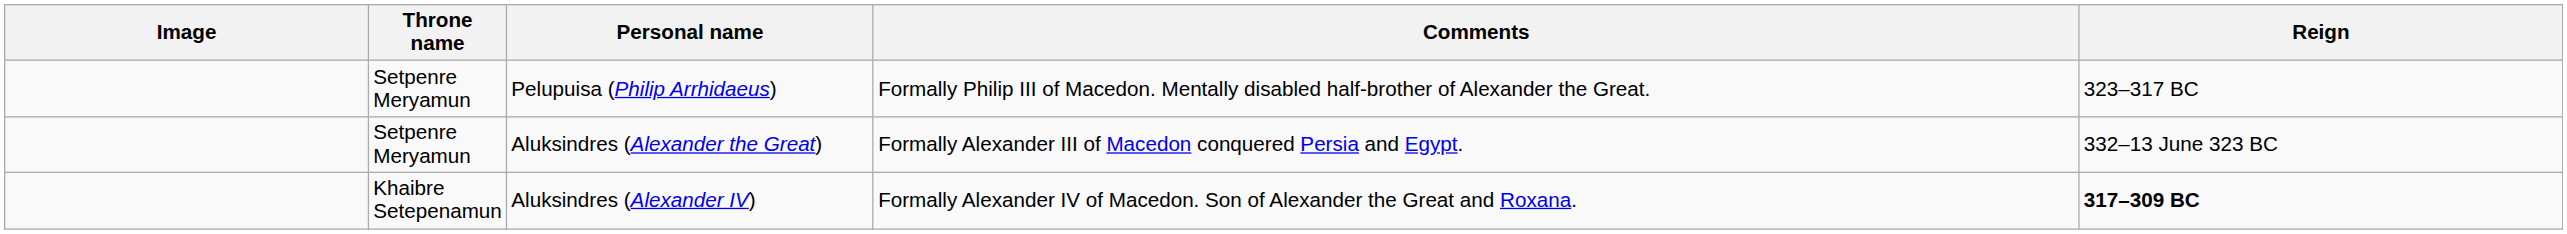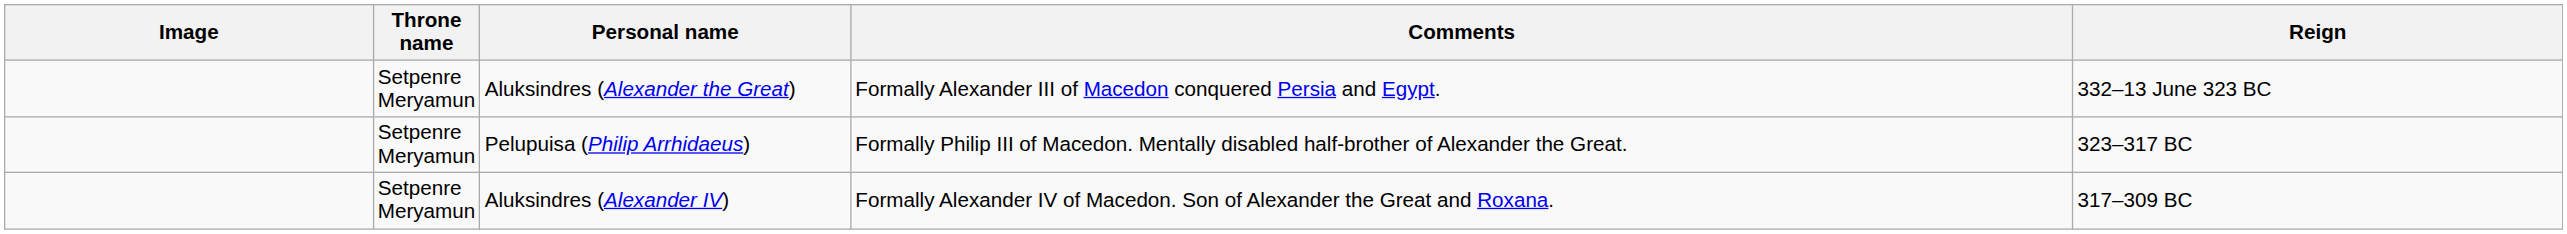rows swapped: (667, 144) <-> (644, 88)
(438, 200) Khaibre Setepenamun -> (426, 200) Setpenre Meryamun
(2142, 200) bold -> (2135, 200) normal
